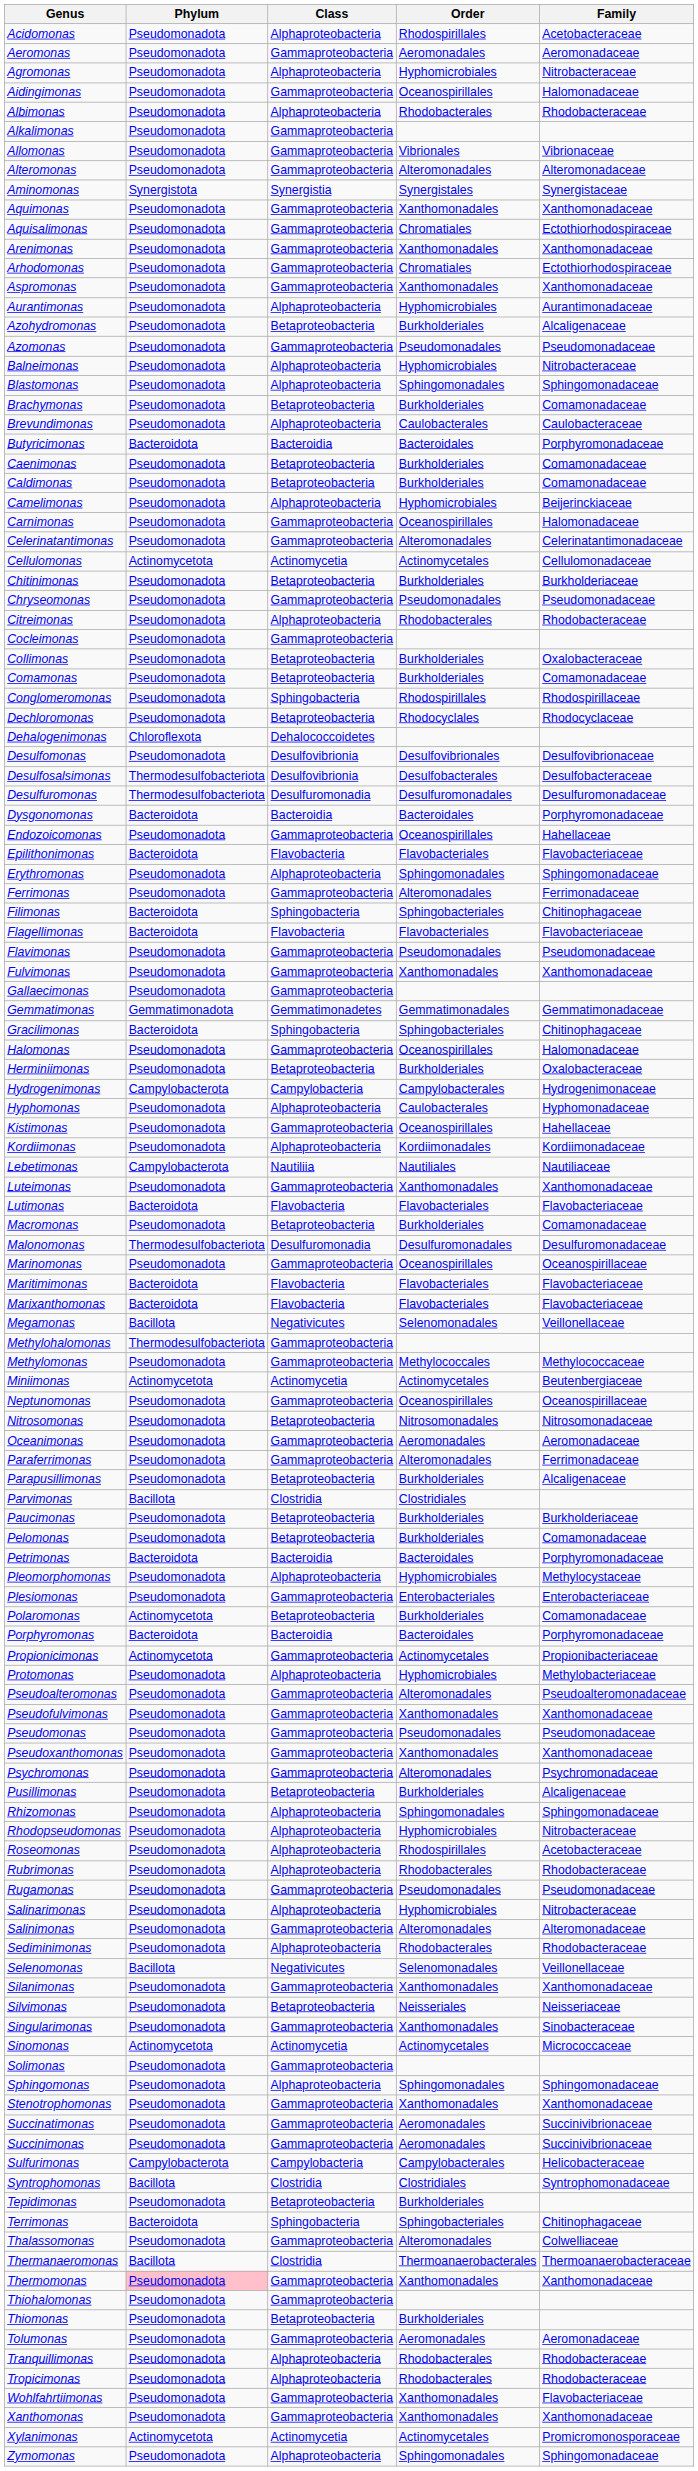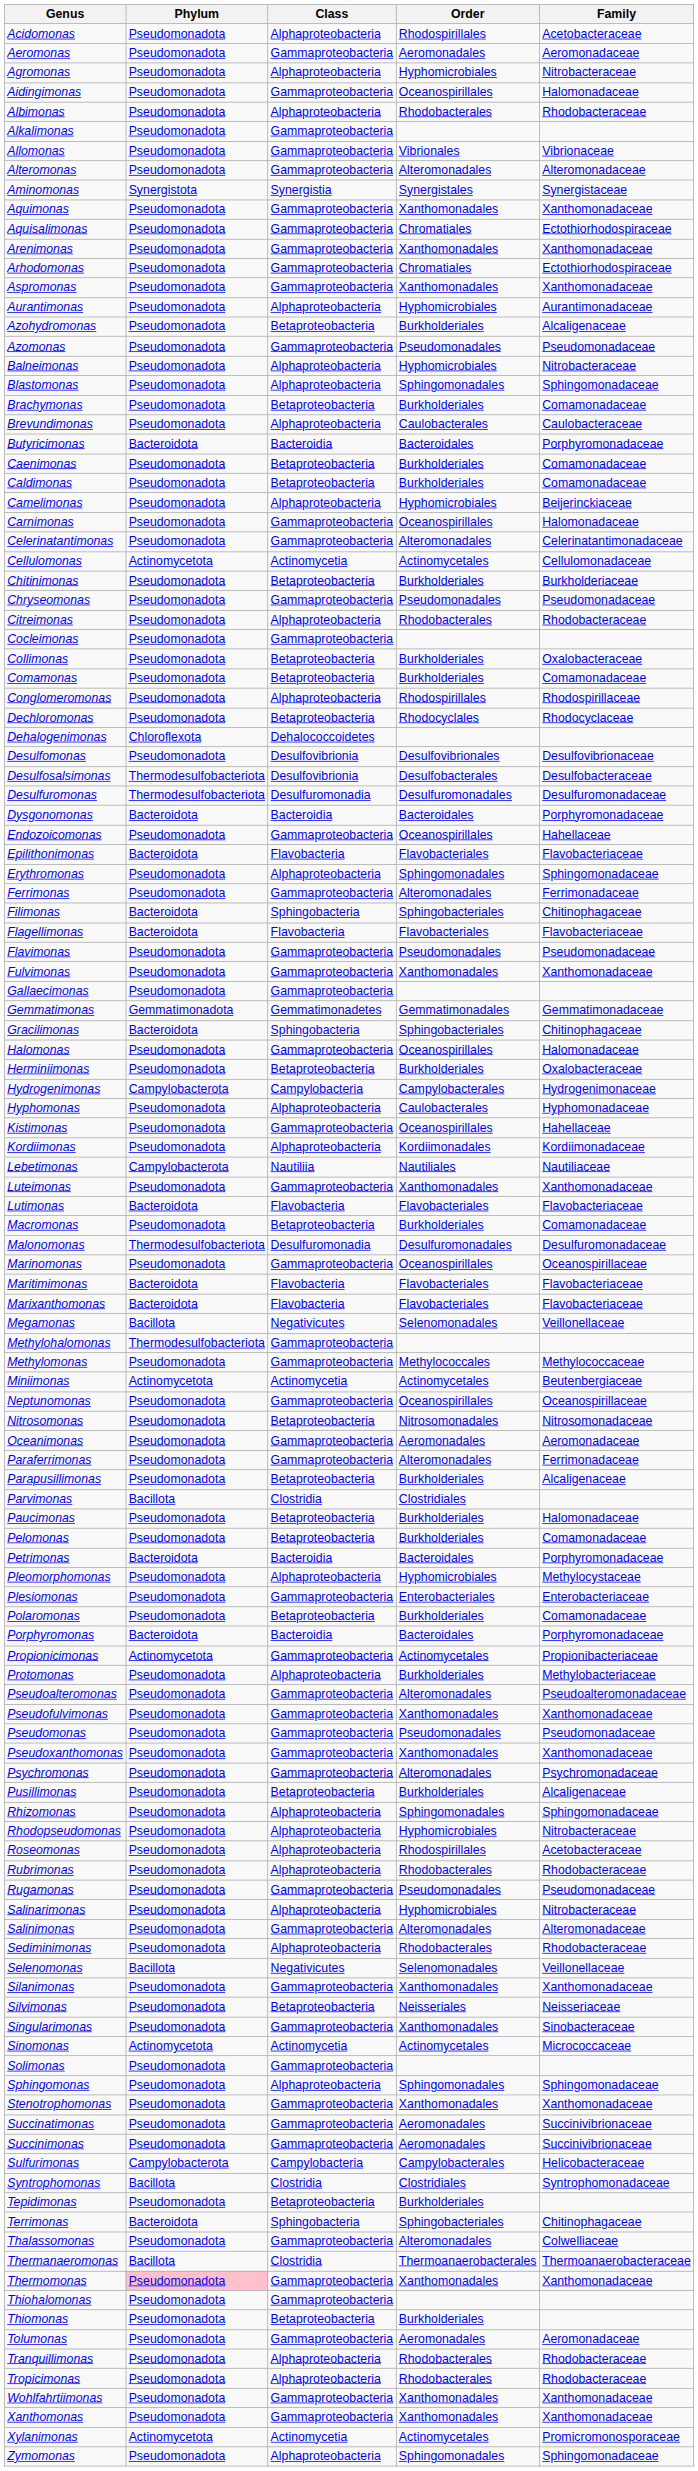(315, 698) Sphingobacteria -> (326, 698) Alphaproteobacteria
(590, 1518) Burkholderiaceae -> (590, 1518) Halomonadaceae
(171, 1616) Actinomycetota -> (177, 1616) Pseudomonadota
(448, 1675) Hyphomicrobiales -> (441, 1675) Burkholderiales
(593, 2397) Flavobacteriaceae -> (597, 2397) Xanthomonadaceae
